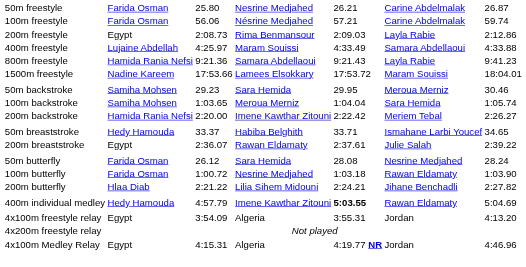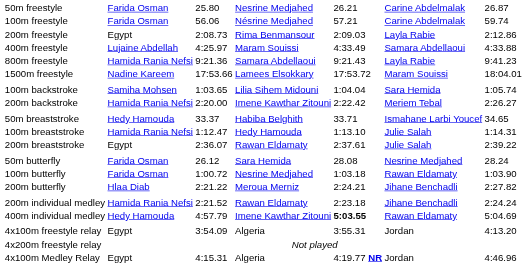- row: (39, 90)
(267, 103) Meroua Merniz -> (277, 90) Lilia Sihem Midouni
(283, 116) lightyellow background -> (283, 103) no background
+ row: (45, 132)
(277, 187) Lilia Sihem Midouni -> (267, 187) Meroua Merniz
+ row: (55, 202)
